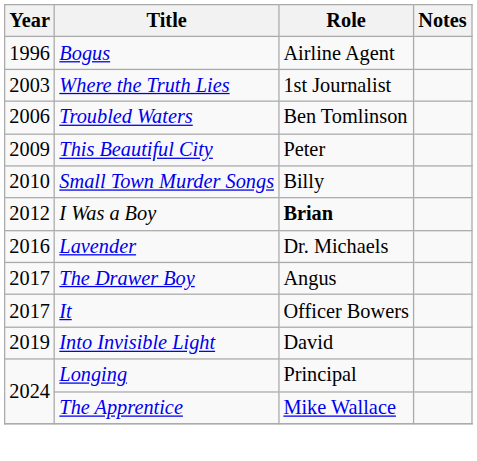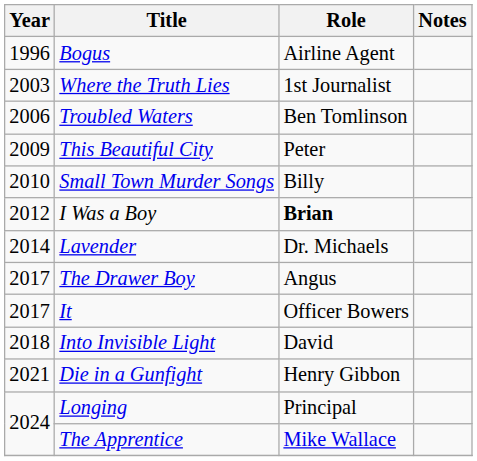(30, 246) 2016 -> (30, 246) 2014
(30, 342) 2019 -> (30, 342) 2018
+ row: (131, 375)
